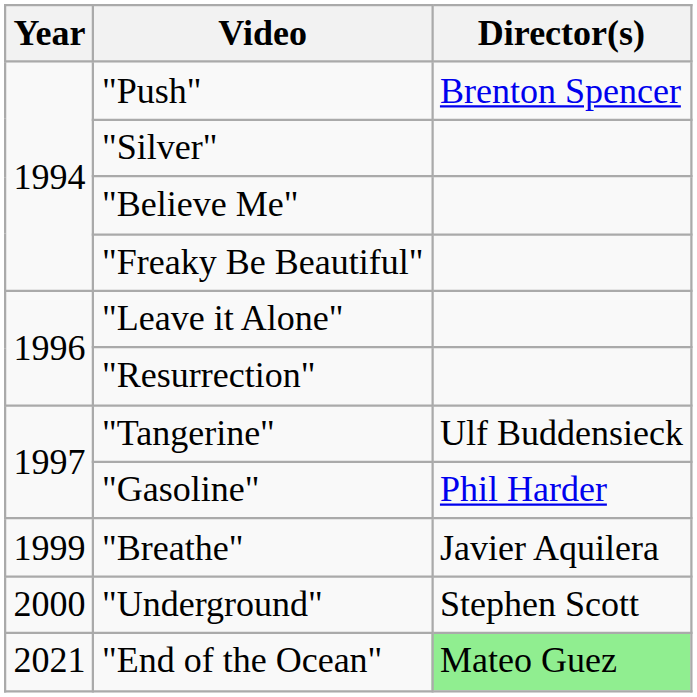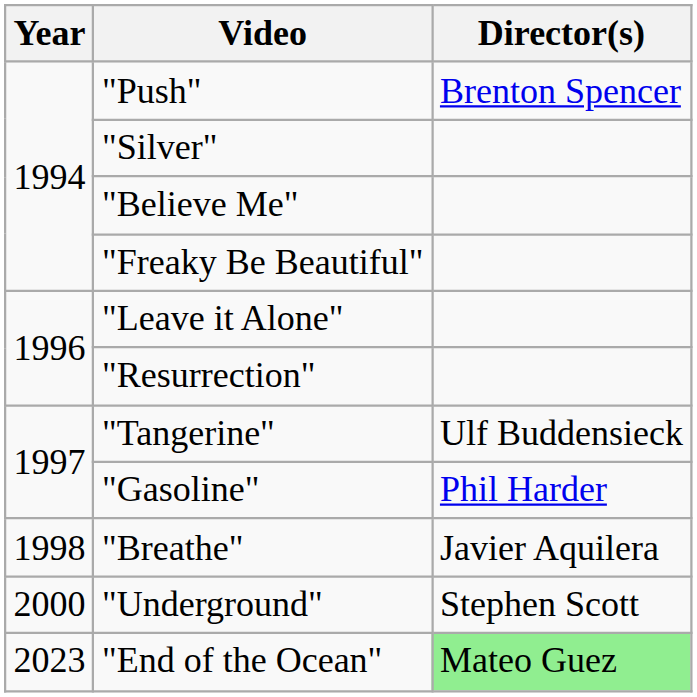(49, 546) 1999 -> (49, 546) 1998
(49, 661) 2021 -> (49, 661) 2023
